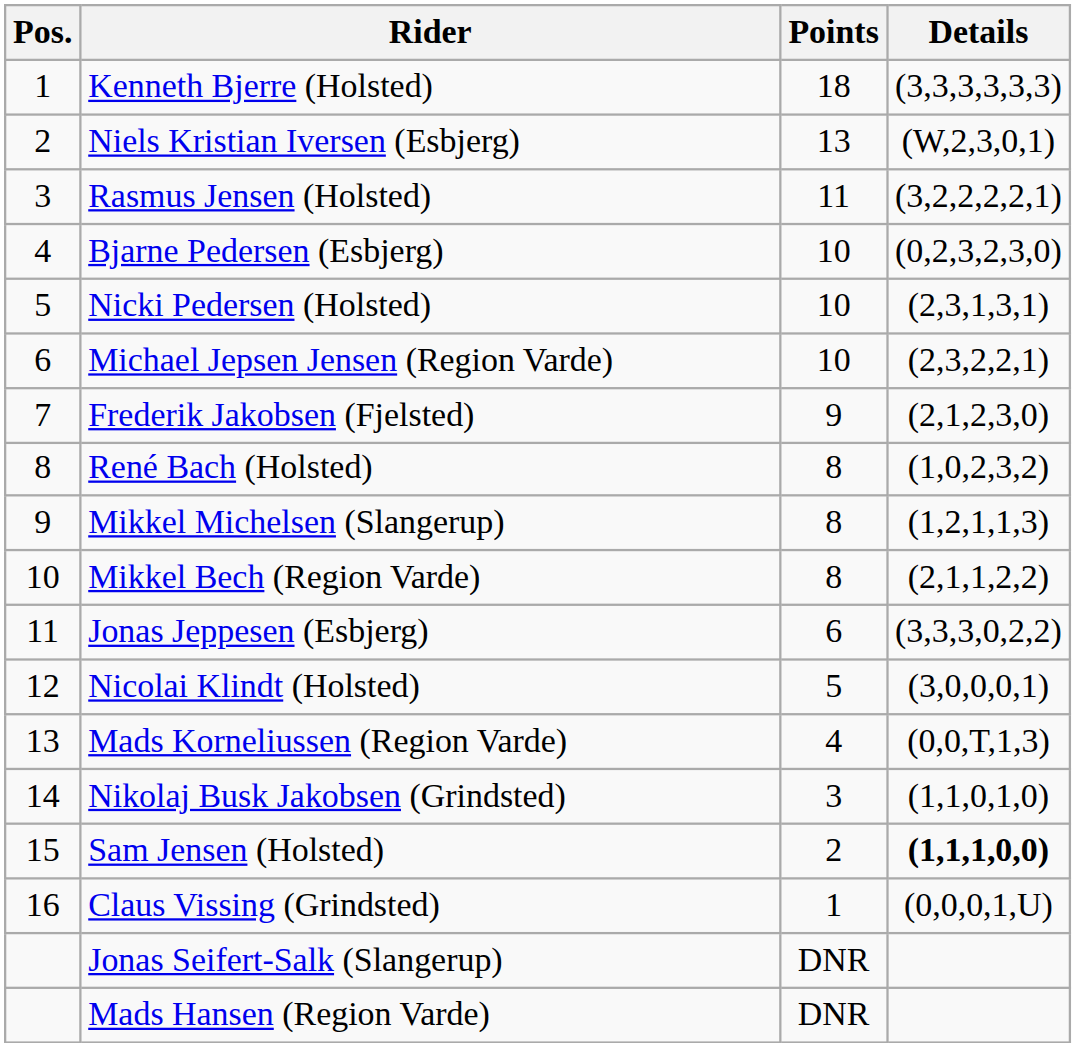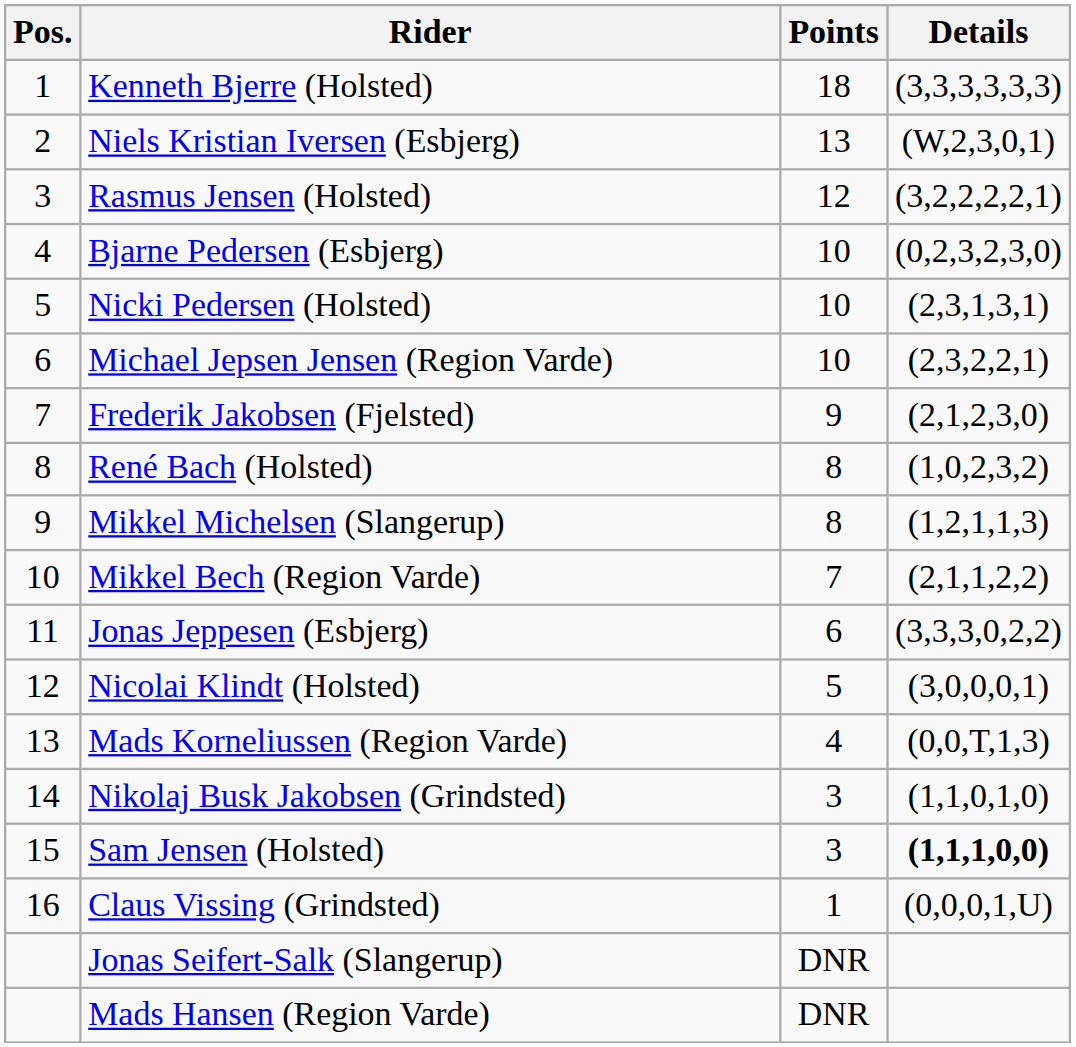(834, 195) 11 -> (834, 195) 12
(834, 577) 8 -> (834, 577) 7
(834, 850) 2 -> (834, 850) 3
